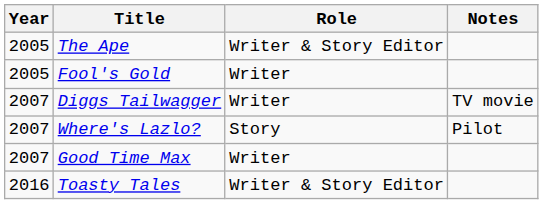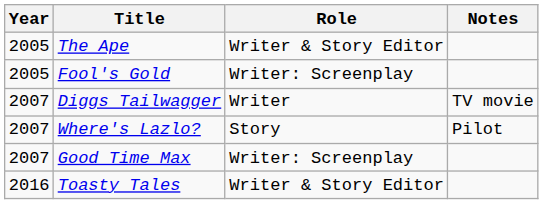(260, 74) Writer -> (321, 74) Writer: Screenplay
(260, 157) Writer -> (321, 157) Writer: Screenplay
